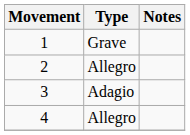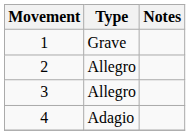(111, 92) Adagio -> (112, 92) Allegro
(112, 117) Allegro -> (111, 117) Adagio
